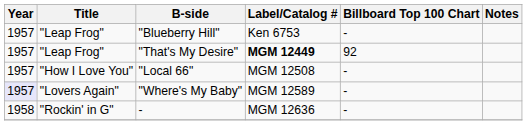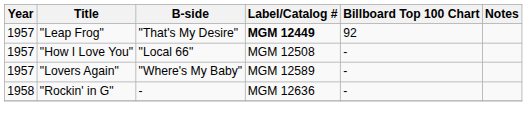- row: (179, 33)
(21, 91) lavender background -> (21, 71) no background
